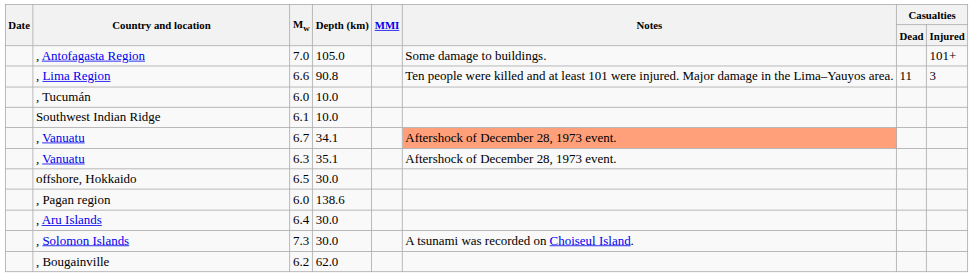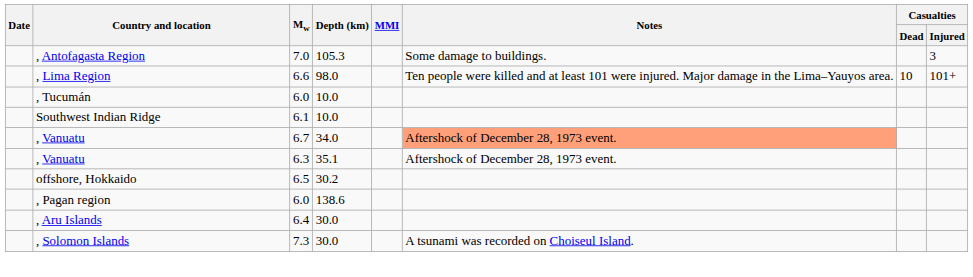(330, 55) 105.0 -> (330, 55) 105.3
(943, 55) 101+ -> (933, 55) 3
(327, 76) 90.8 -> (327, 76) 98.0
(906, 76) 11 -> (906, 76) 10
(933, 76) 3 -> (943, 76) 101+
(327, 138) 34.1 -> (327, 138) 34.0
(327, 179) 30.0 -> (327, 179) 30.2
- row: (73, 261)
